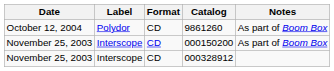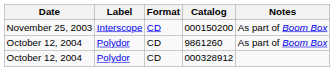rows swapped: (209, 43) <-> (203, 27)
(49, 58) November 25, 2003 -> (44, 58) October 12, 2004
(120, 58) Interscope -> (113, 58) Polydor
